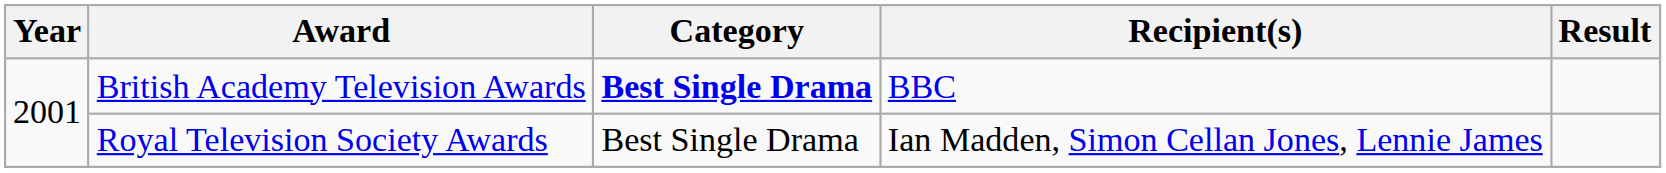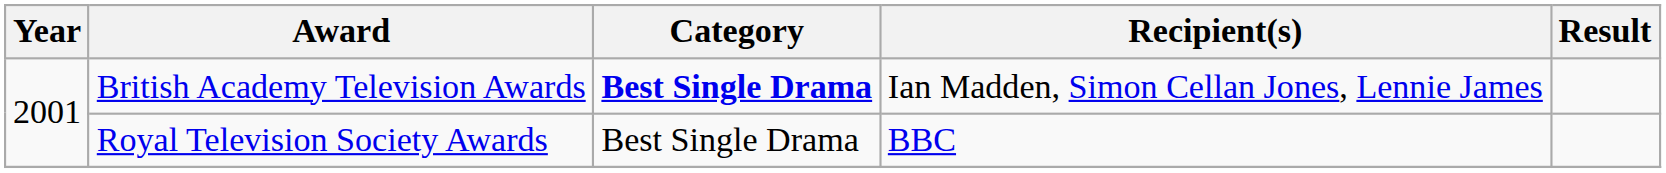(922, 85) BBC -> (1215, 85) Ian Madden, Simon Cellan Jones, Lennie James
(1215, 139) Ian Madden, Simon Cellan Jones, Lennie James -> (922, 139) BBC
